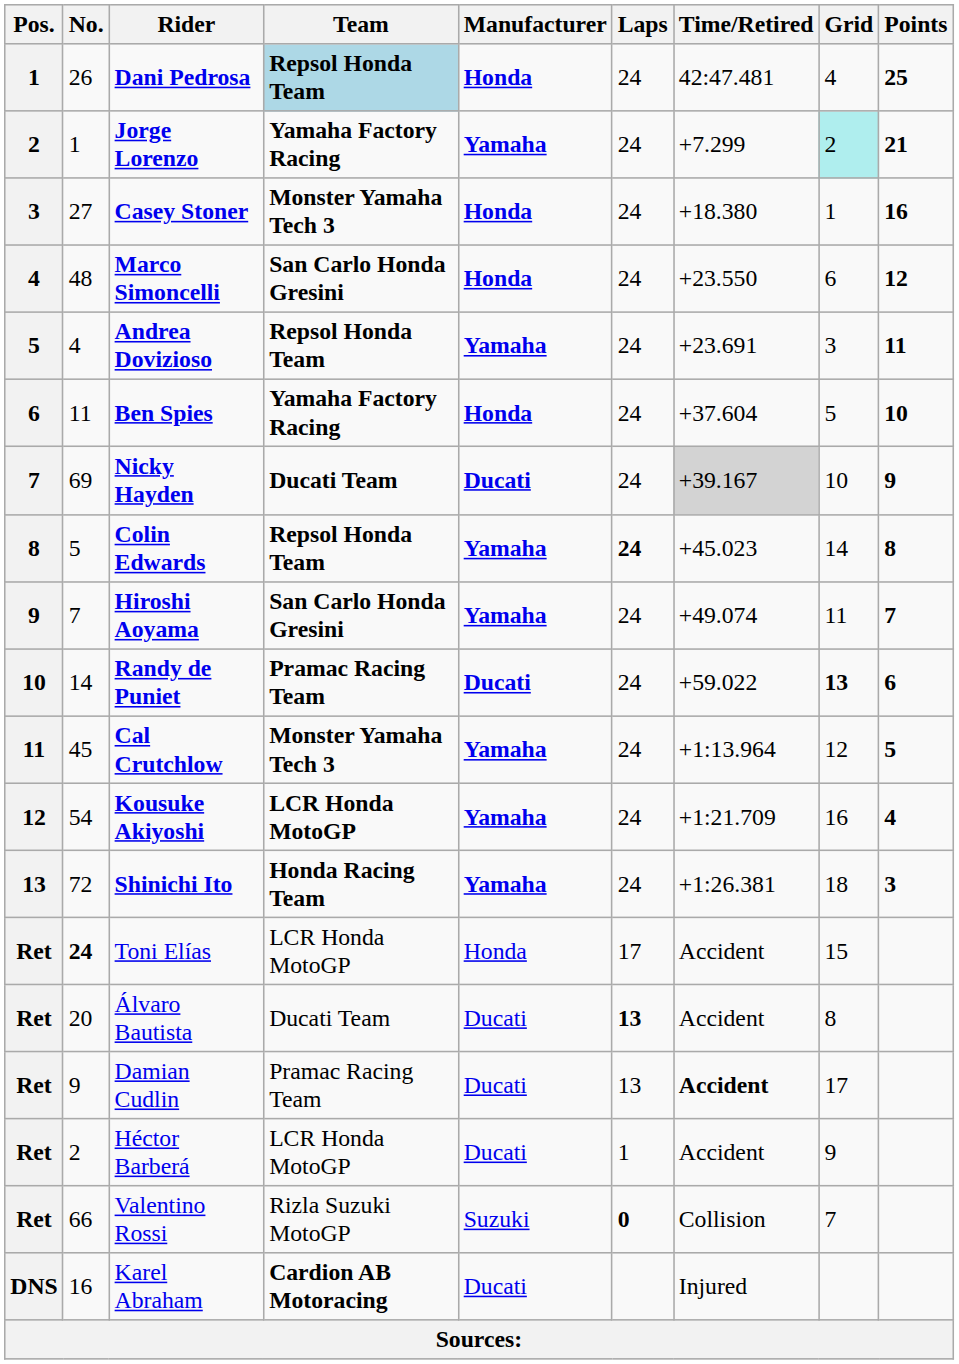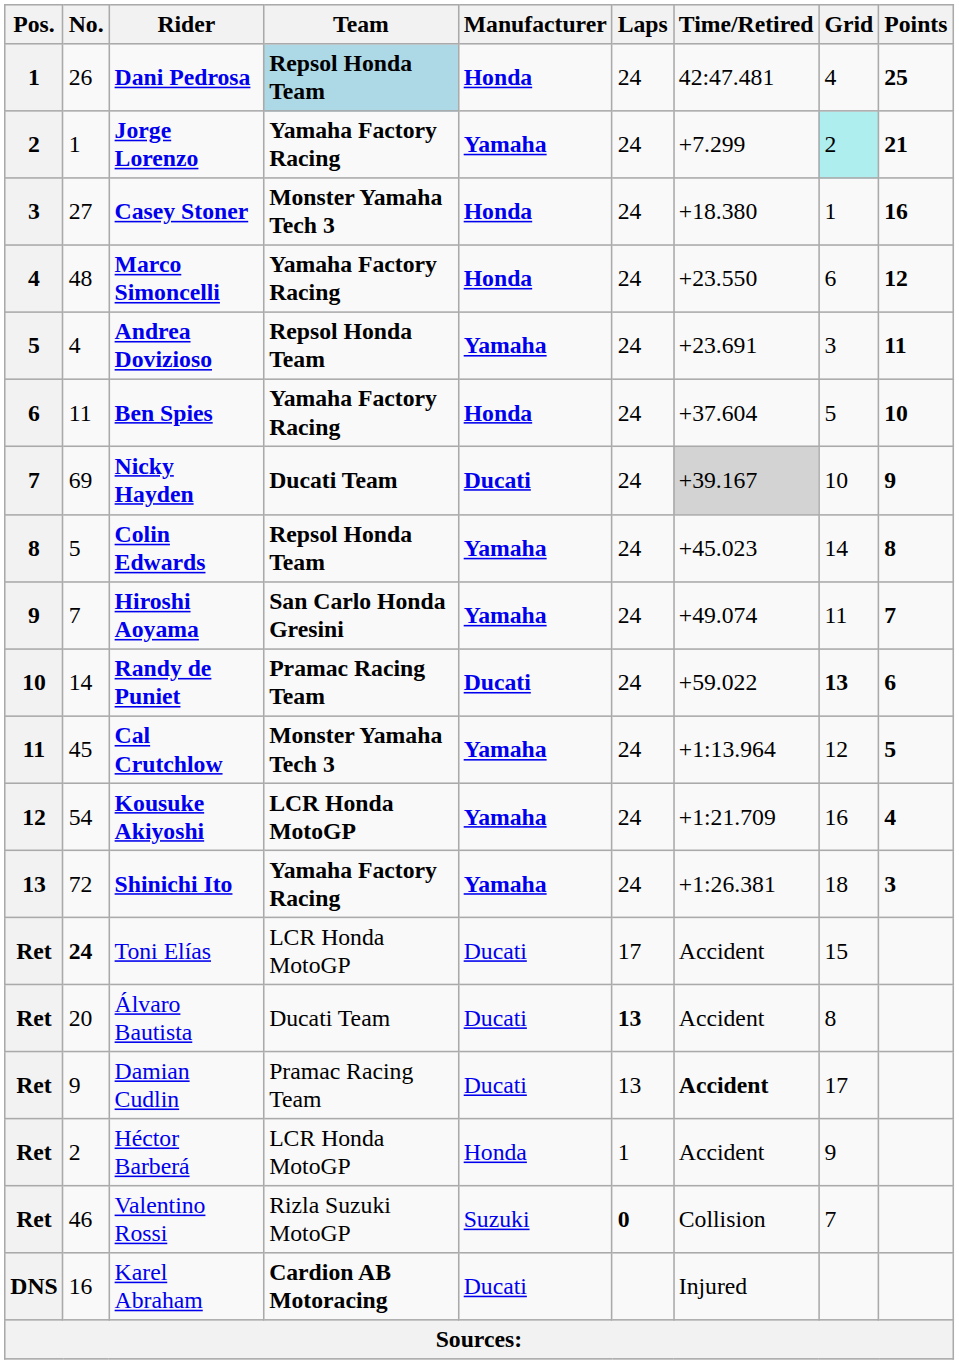(357, 278) San Carlo Honda Gresini -> (353, 278) Yamaha Factory Racing
(630, 547) bold -> (630, 547) normal
(342, 883) Honda Racing Team -> (353, 883) Yamaha Factory Racing
(495, 950) Honda -> (495, 950) Ducati
(495, 1152) Ducati -> (495, 1152) Honda
(81, 1219) 66 -> (81, 1219) 46
